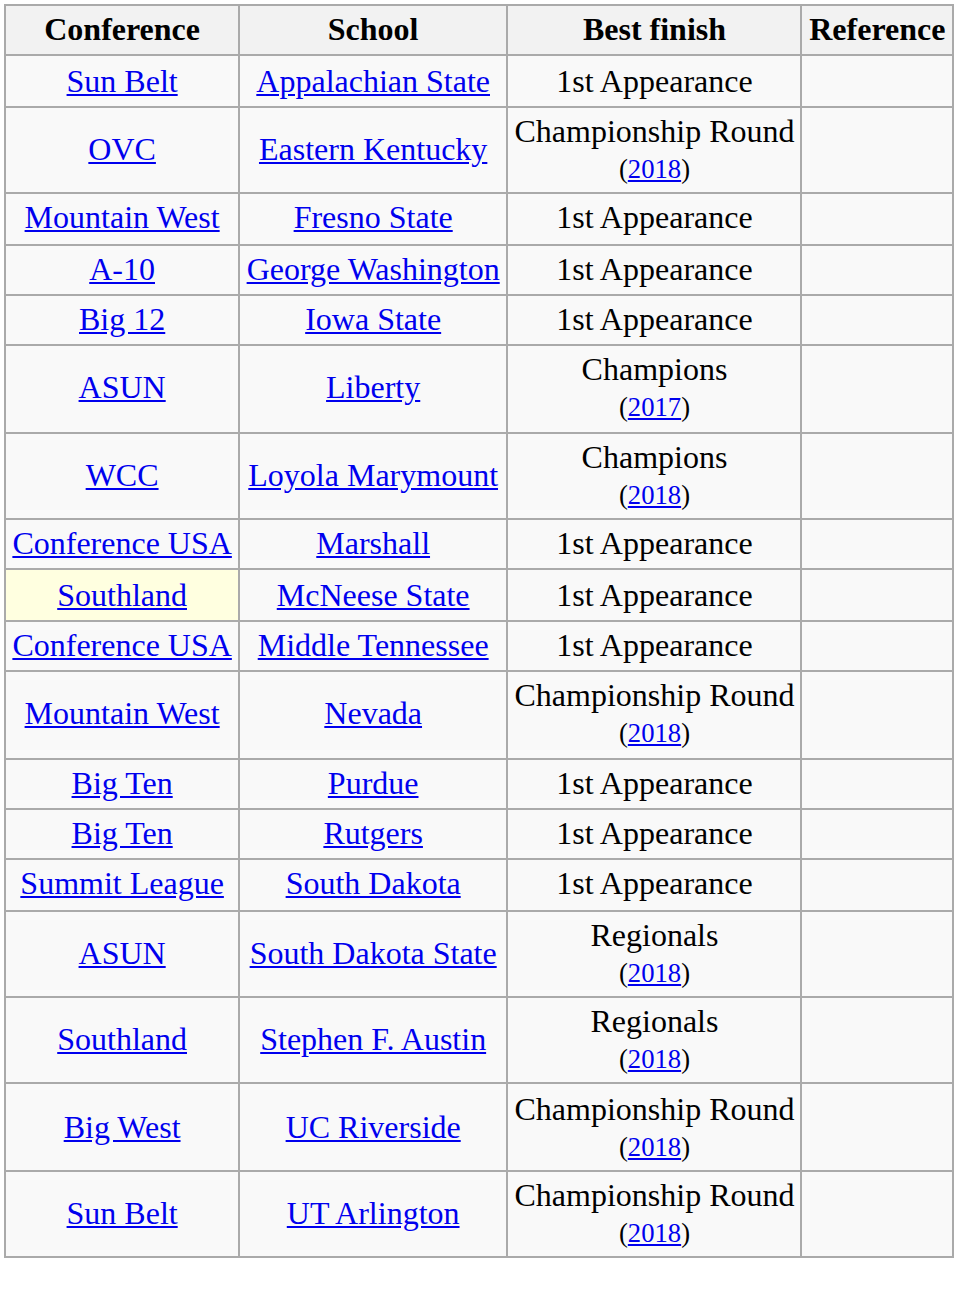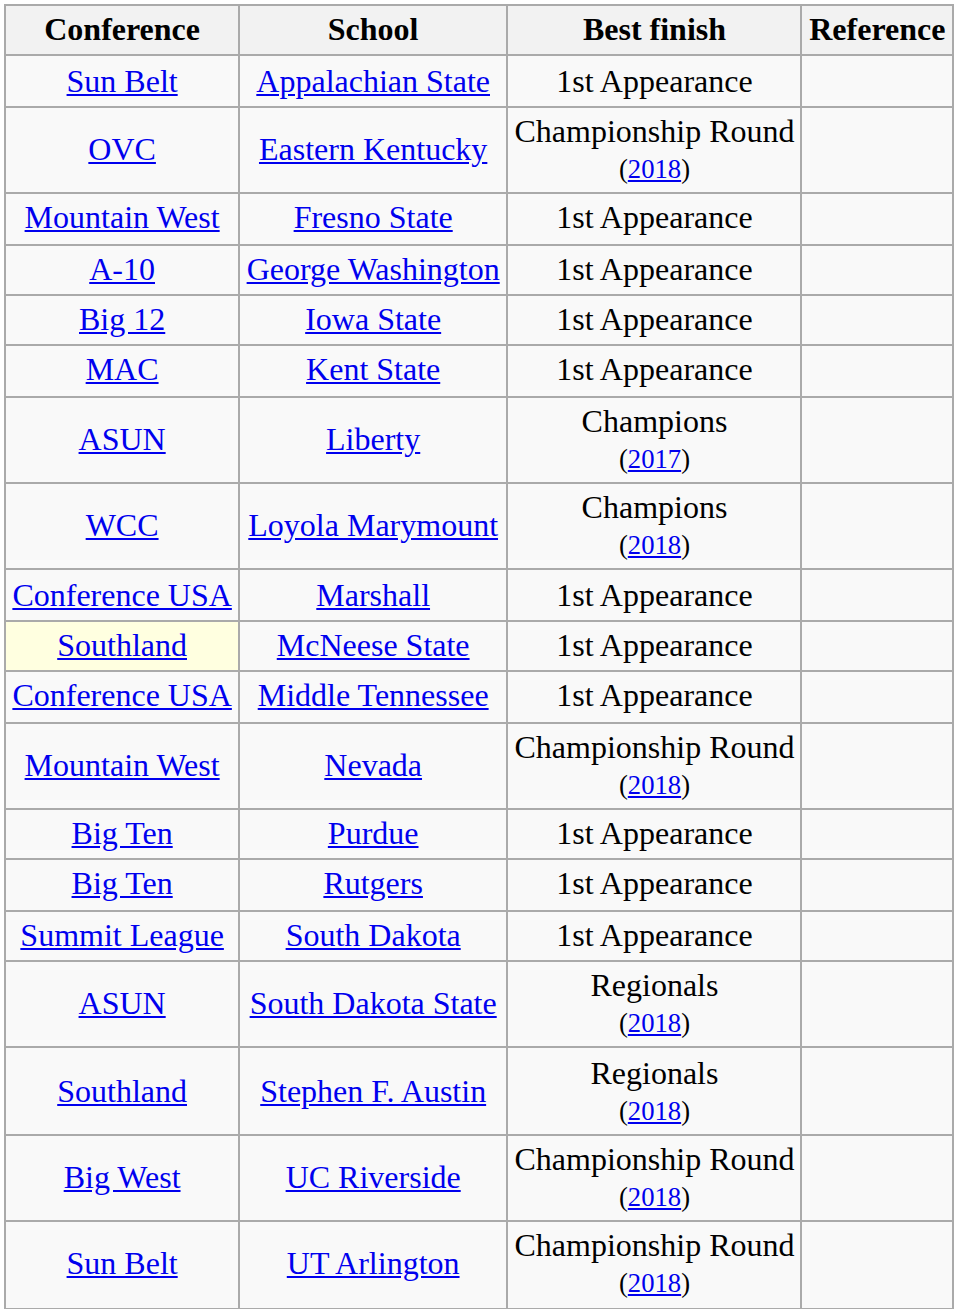+ row: (373, 370)
